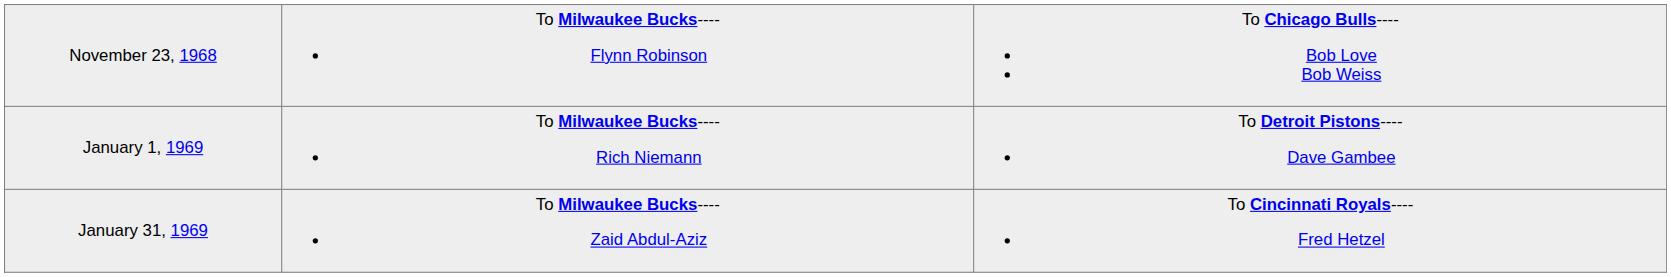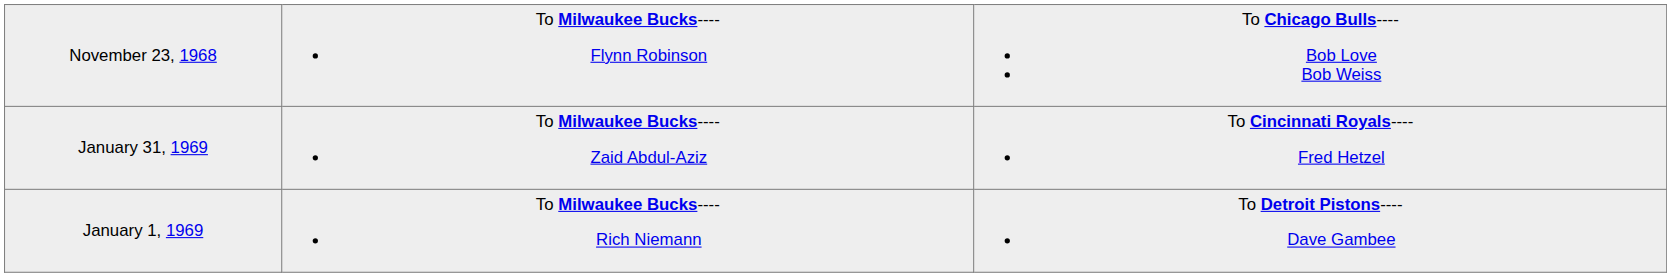rows swapped: (143, 147) <-> (143, 230)
